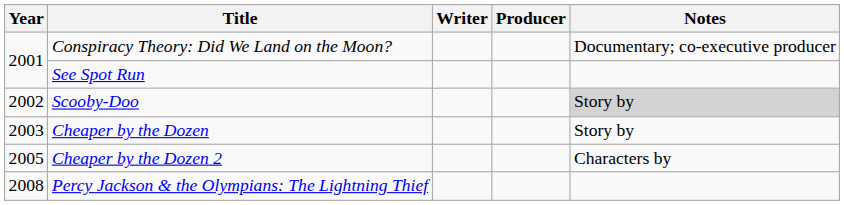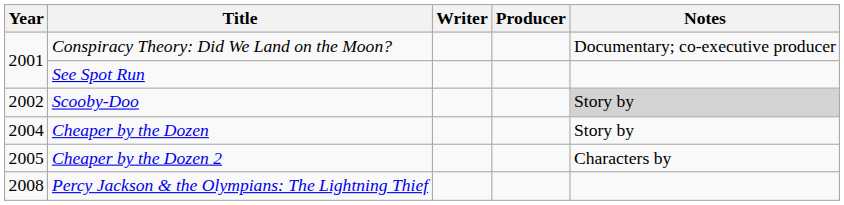(26, 130) 2003 -> (26, 130) 2004
